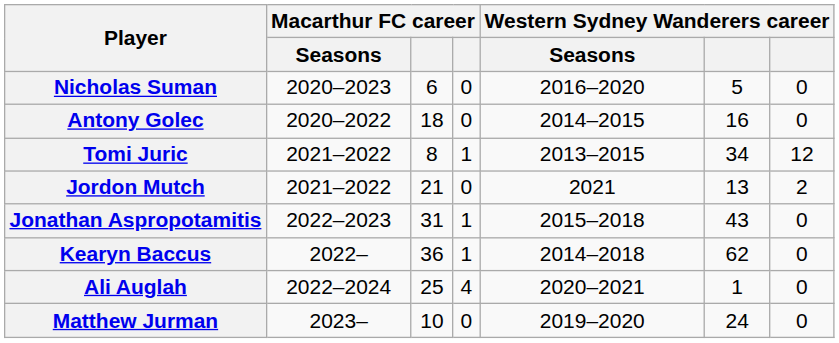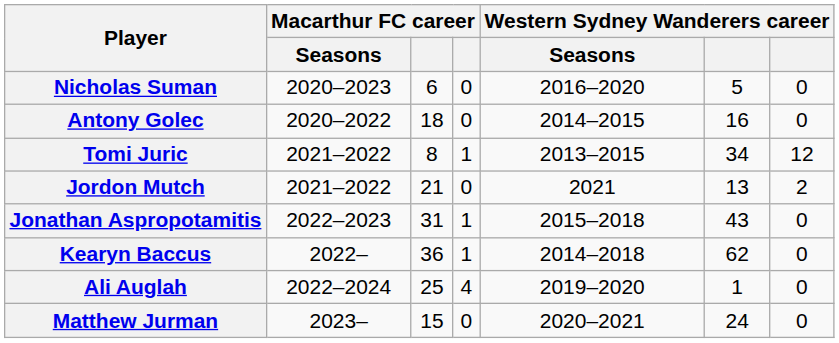(592, 287) 2020–2021 -> (592, 287) 2019–2020
(432, 320) 10 -> (432, 320) 15
(592, 320) 2019–2020 -> (592, 320) 2020–2021
